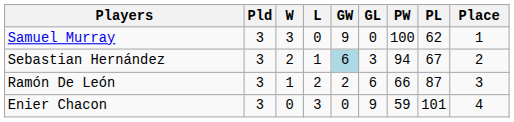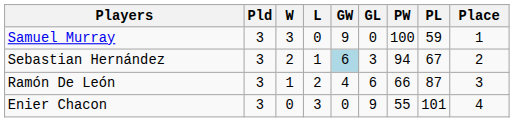(434, 38) 62 -> (434, 38) 59
(345, 83) 2 -> (345, 83) 4
(402, 106) 59 -> (402, 106) 55
